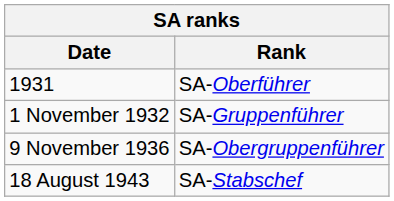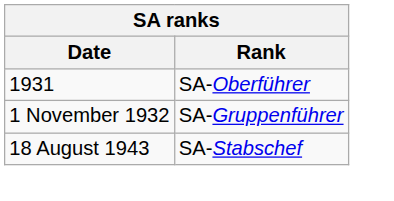- row: (89, 148)
